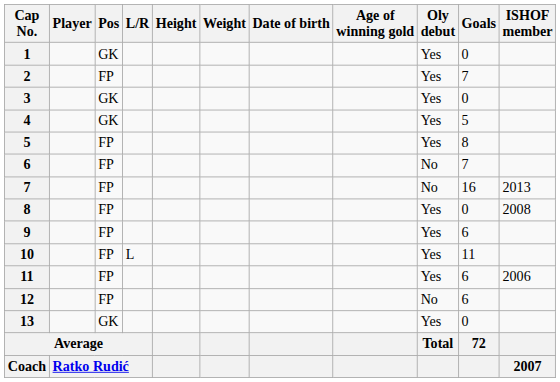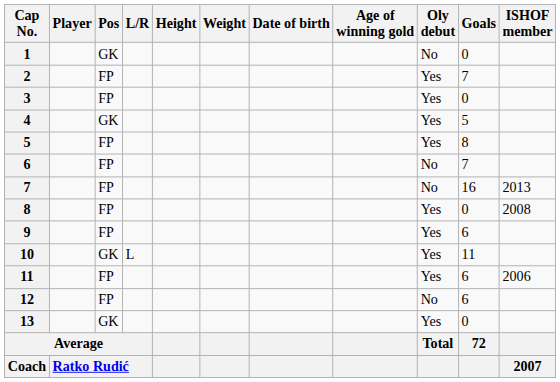(431, 53) Yes -> (429, 53) No
(108, 98) GK -> (106, 98) FP
(106, 254) FP -> (108, 254) GK
